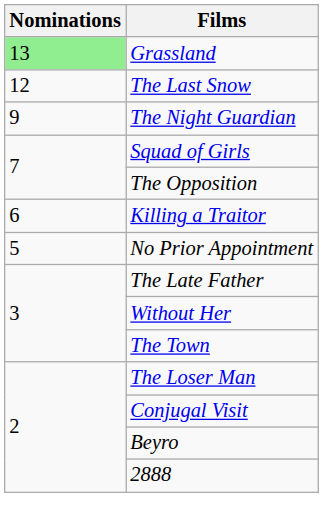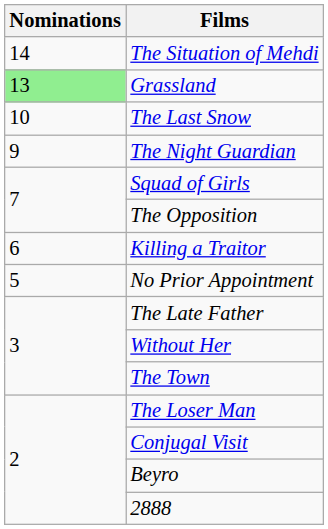+ row: (224, 53)
(20, 85) 12 -> (20, 118) 10
